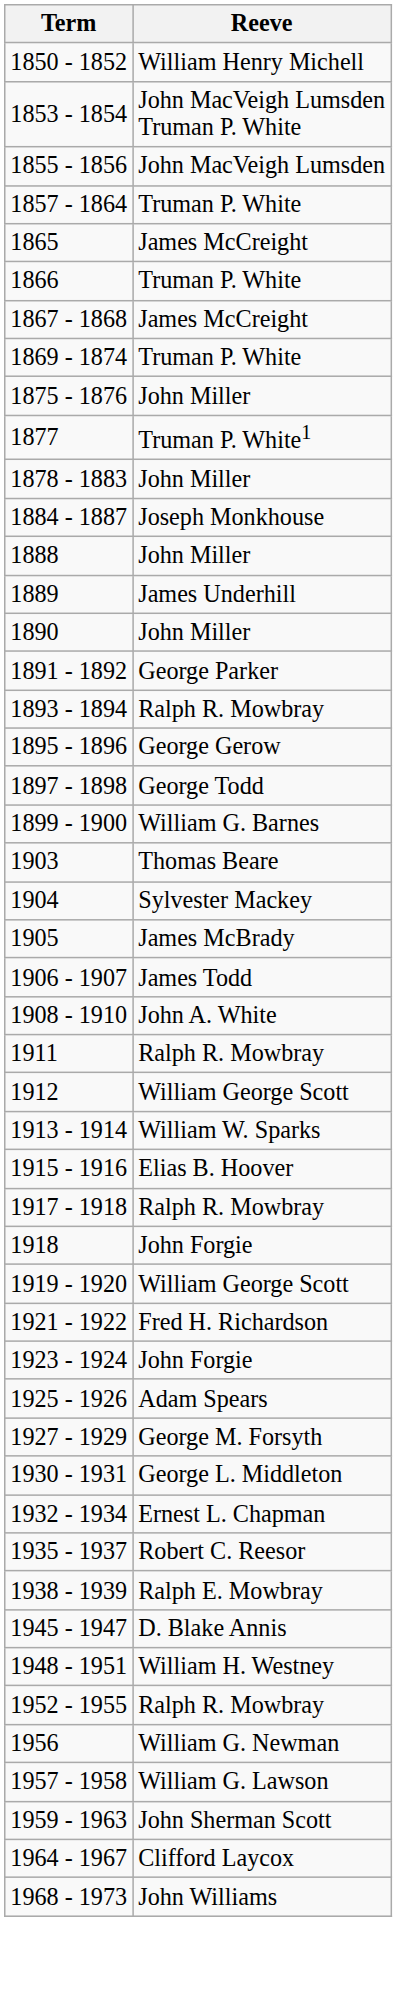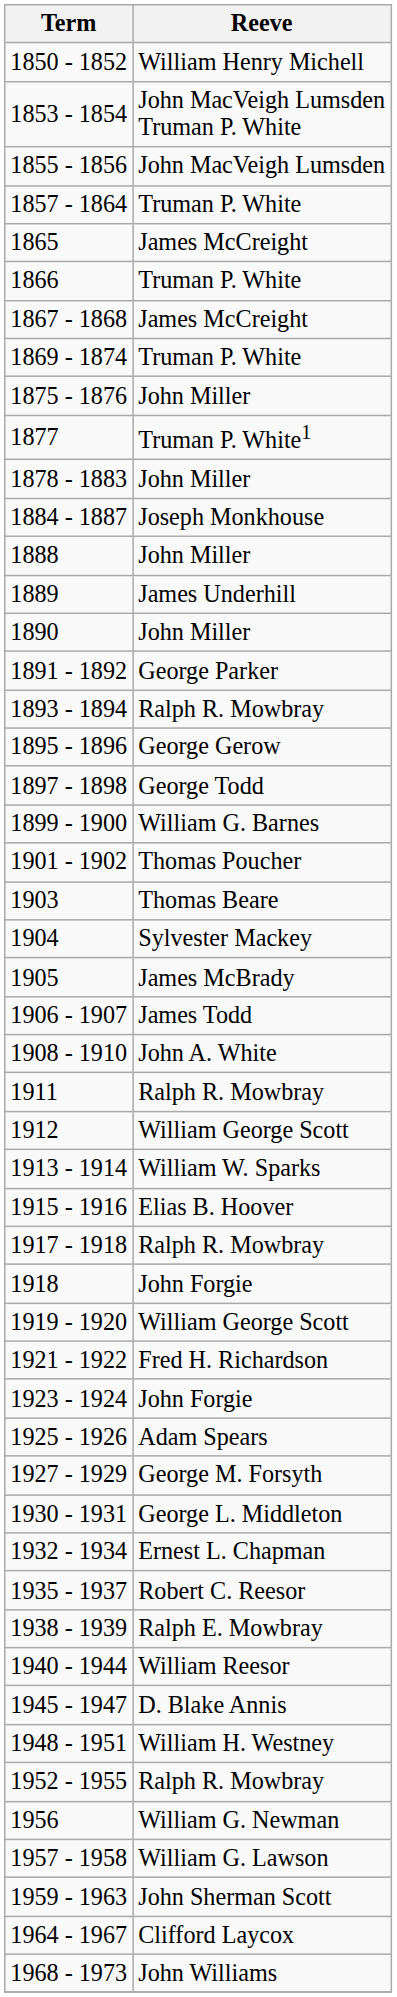+ row: (69, 862)
+ row: (69, 1666)
